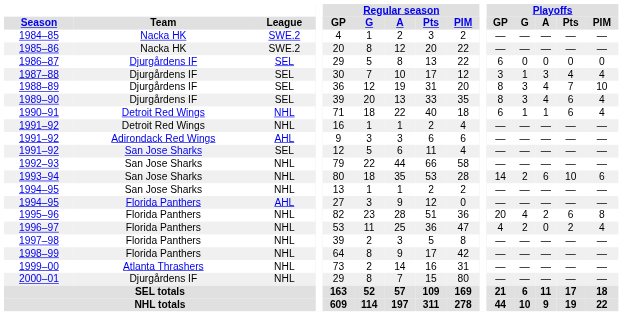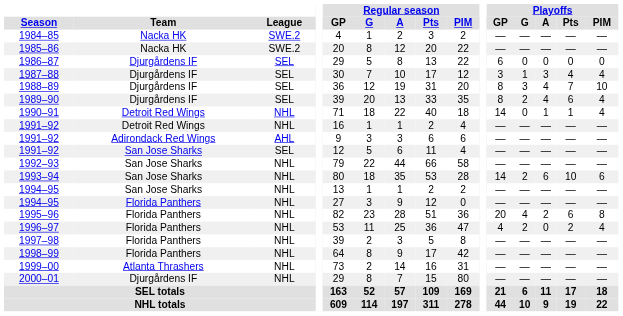(525, 100) 3 -> (525, 100) 2
(500, 112) 6 -> (500, 112) 14
(525, 112) 1 -> (525, 112) 0
(571, 112) 6 -> (571, 112) 1
(284, 202) AHL -> (284, 202) NHL
